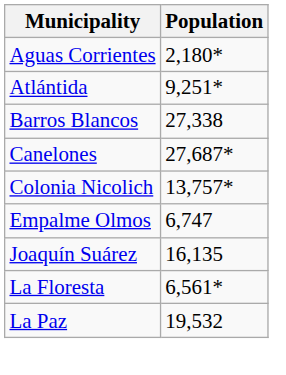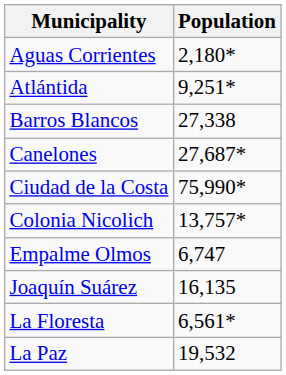+ row: (89, 187)
